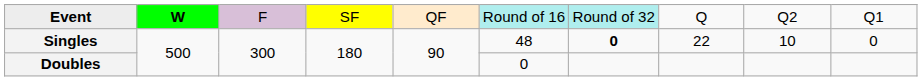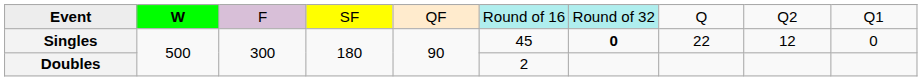(524, 41) 48 -> (524, 41) 45
(787, 41) 10 -> (787, 41) 12
(524, 65) 0 -> (524, 65) 2
